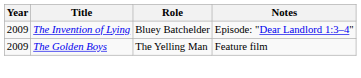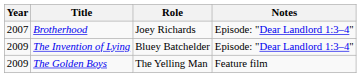+ row: (60, 30)
